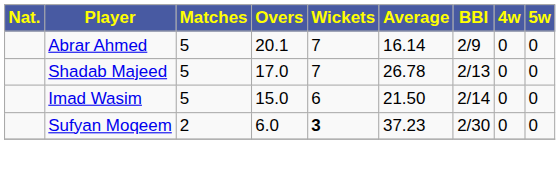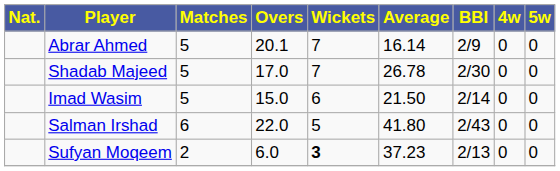(474, 71) 2/13 -> (474, 71) 2/30
+ row: (103, 125)
(474, 125) 2/30 -> (474, 152) 2/13
